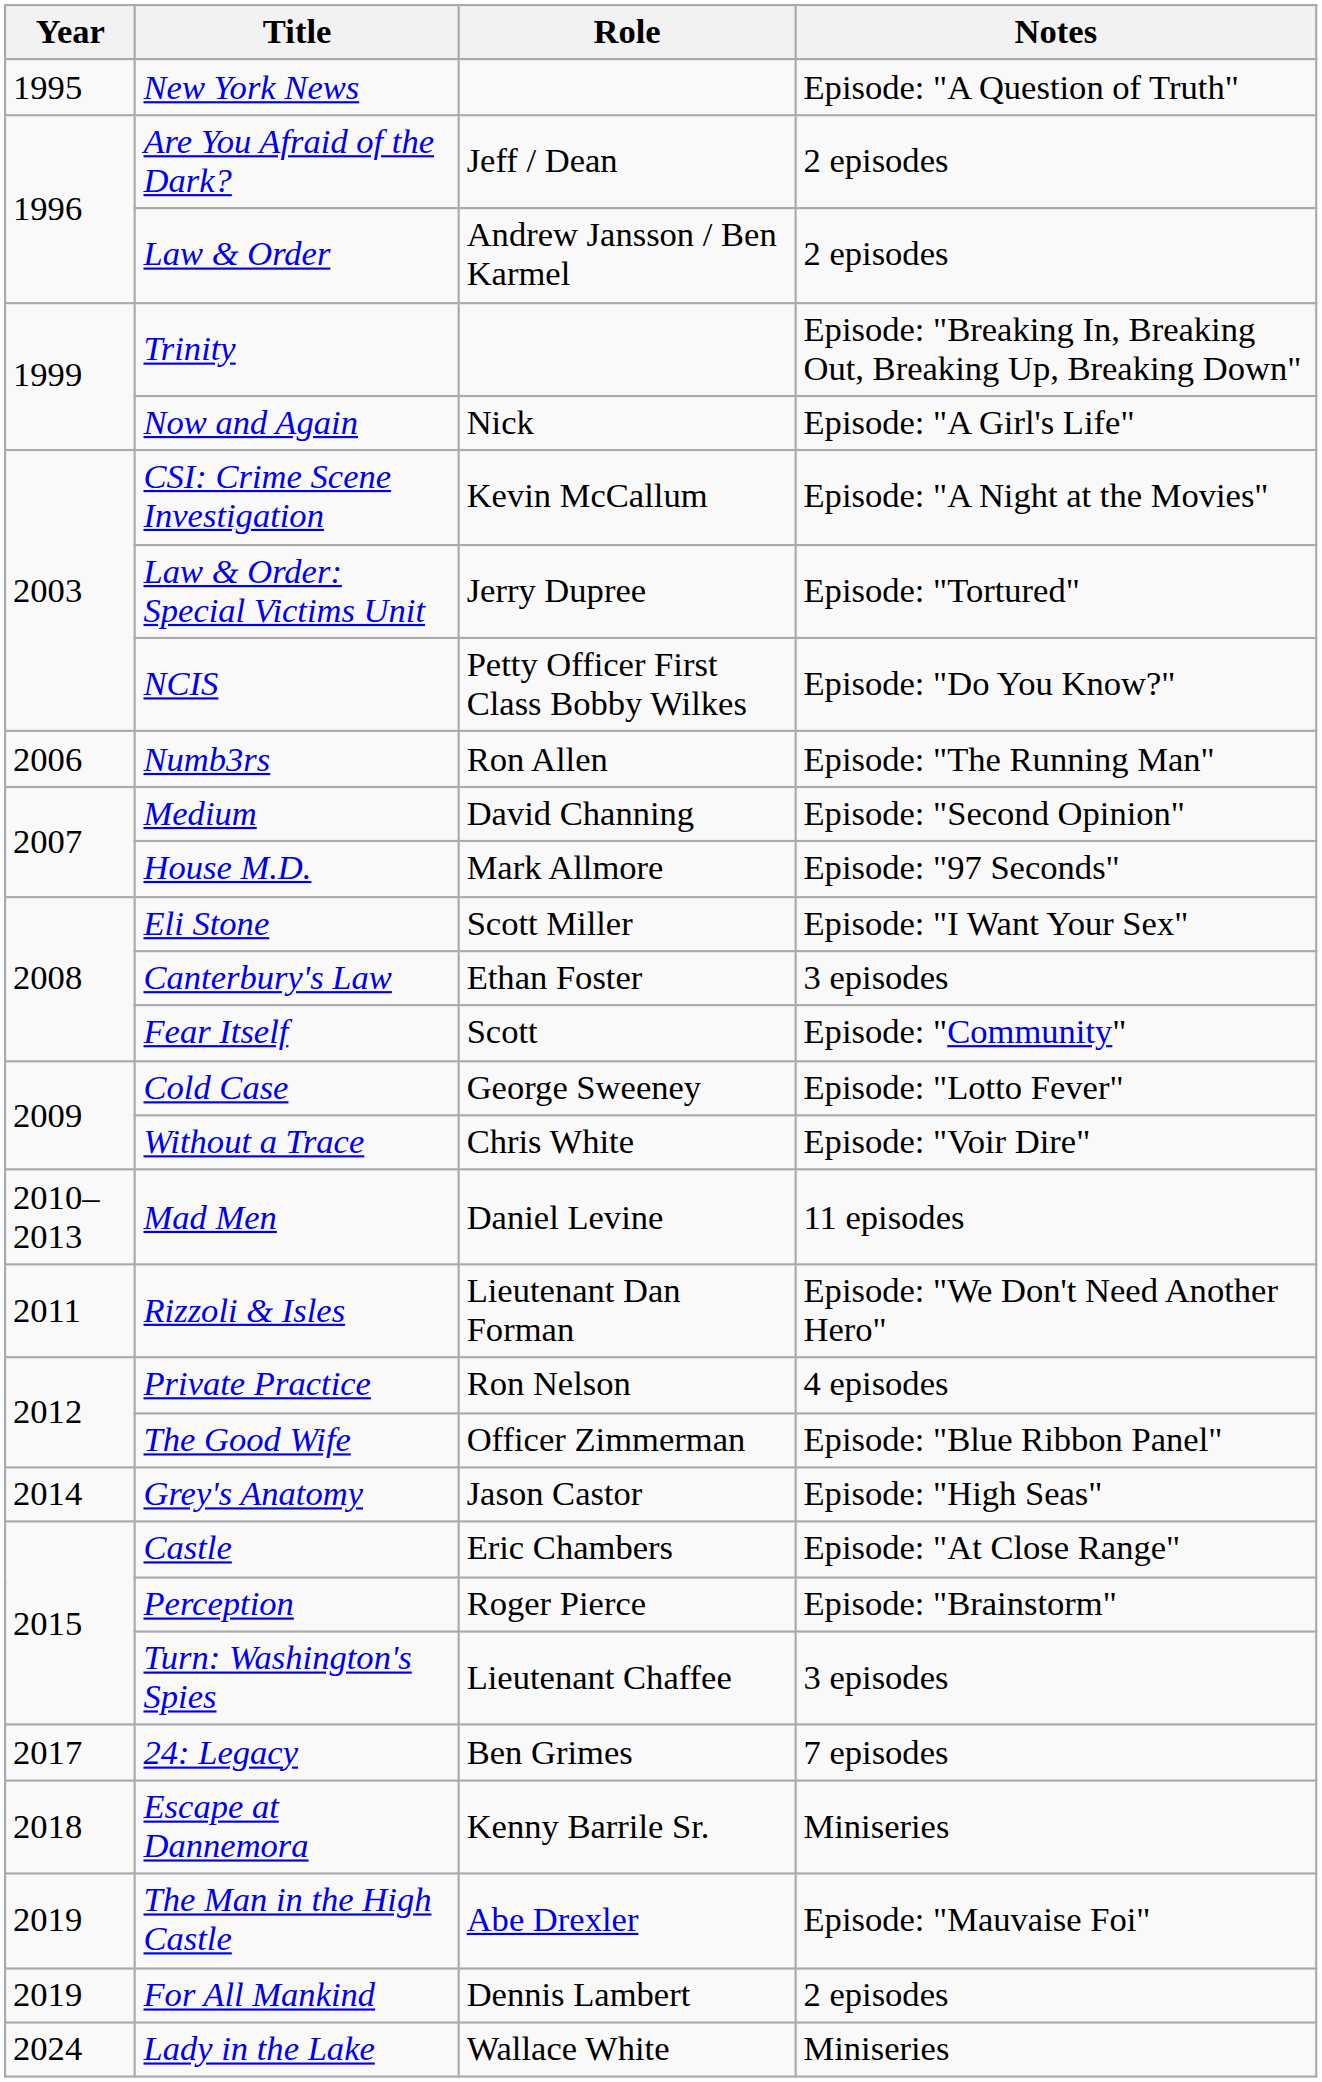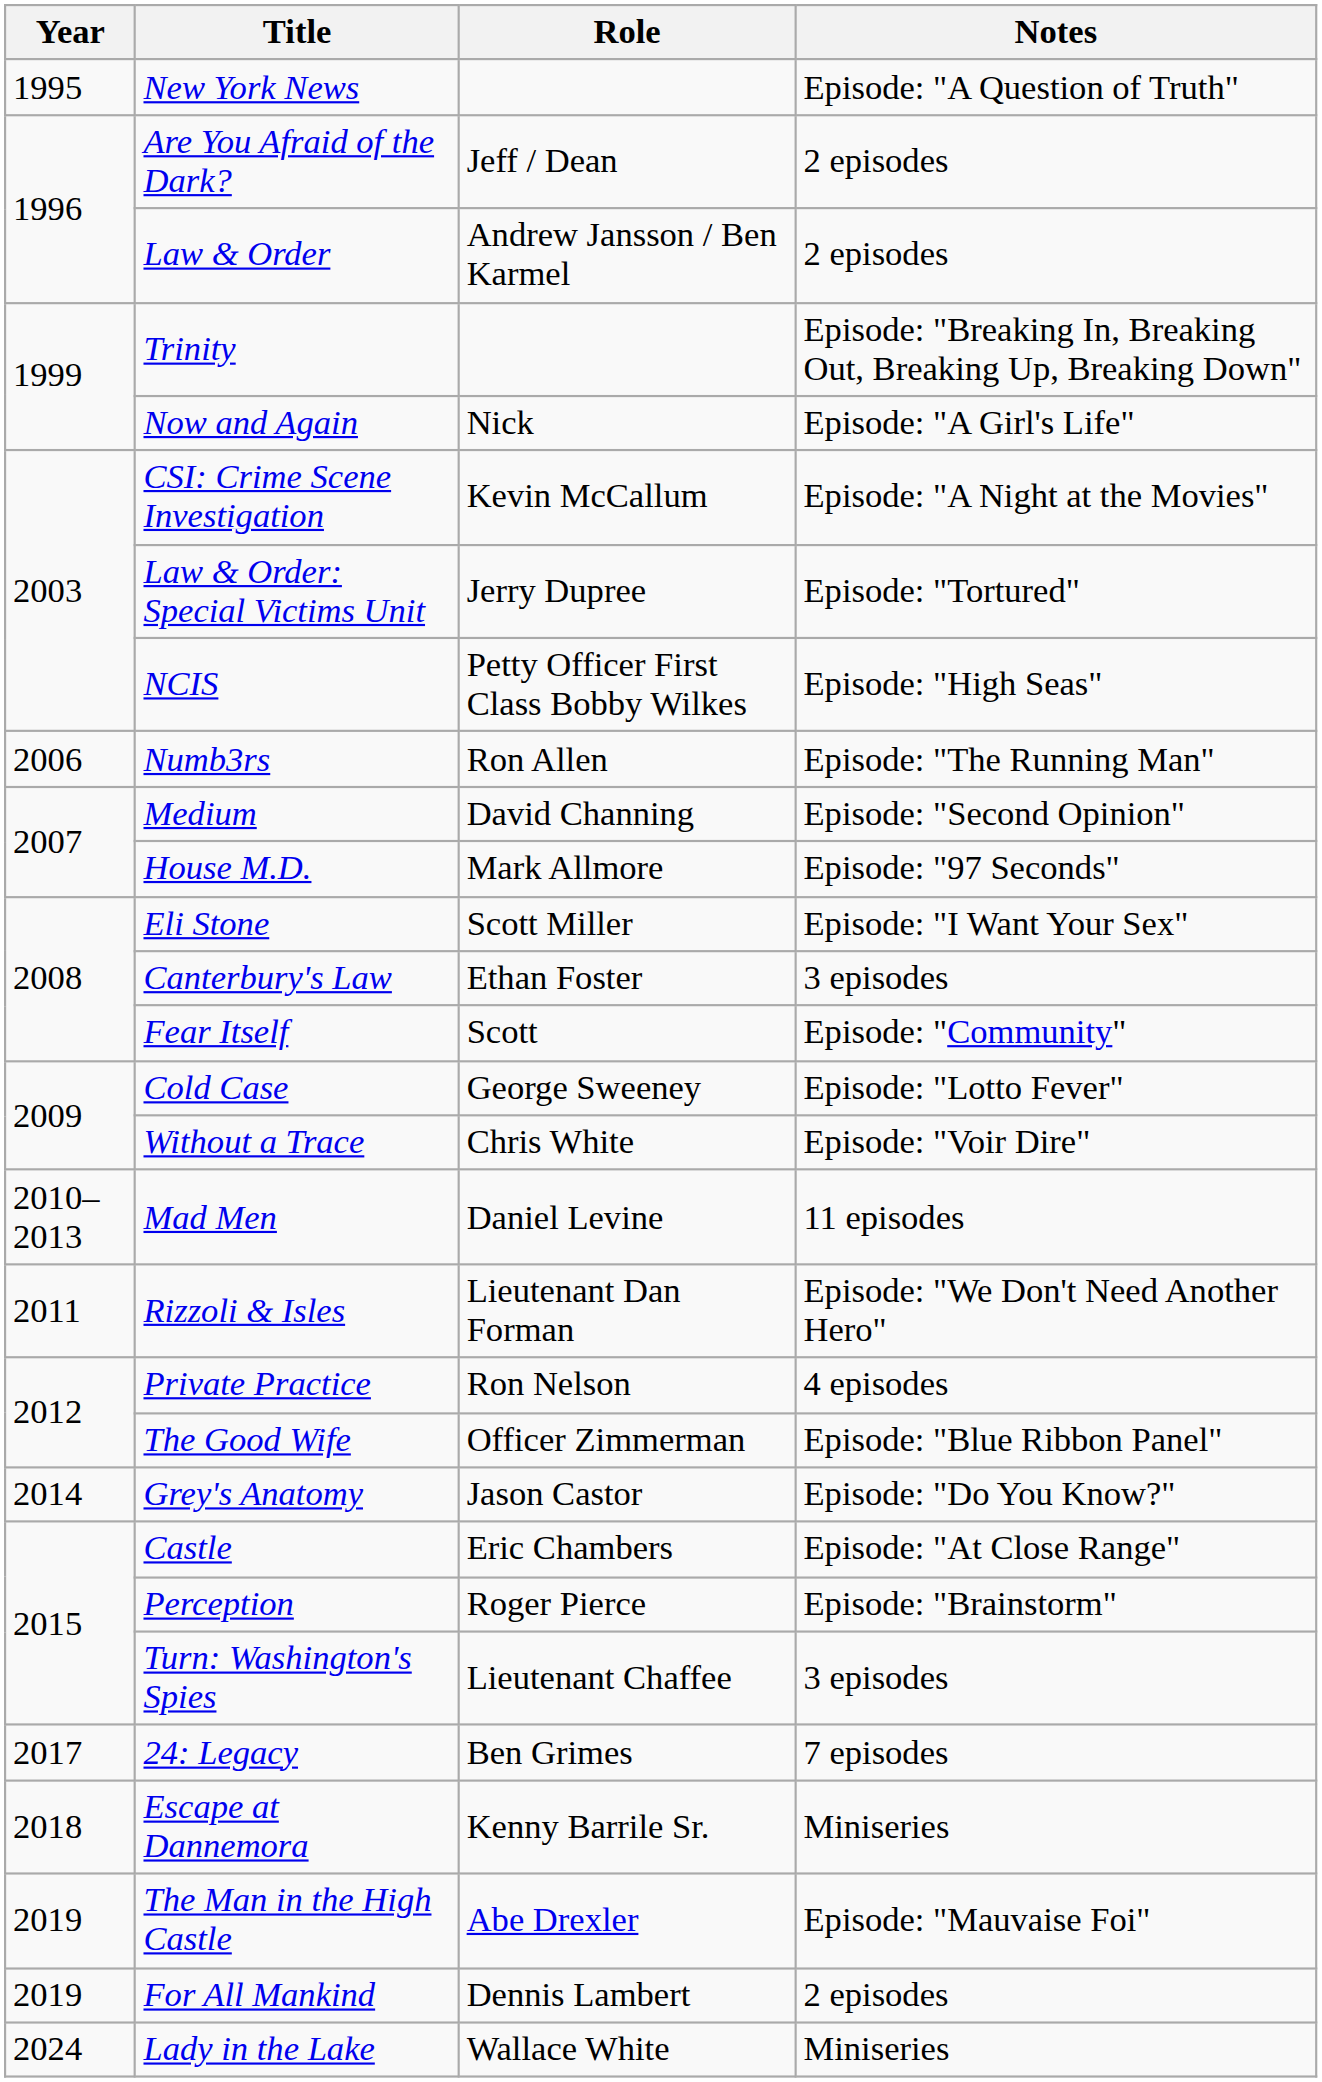(989, 684) Episode: "Do You Know?" -> (953, 684) Episode: "High Seas"
(953, 1493) Episode: "High Seas" -> (989, 1493) Episode: "Do You Know?"
